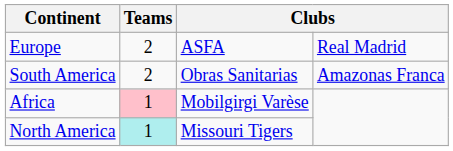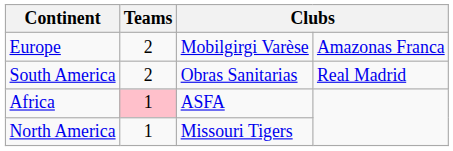(203, 46) ASFA -> (245, 46) Mobilgirgi Varèse
(362, 46) Real Madrid -> (381, 46) Amazonas Franca
(381, 74) Amazonas Franca -> (362, 74) Real Madrid
(245, 103) Mobilgirgi Varèse -> (203, 103) ASFA
(148, 131) paleturquoise background -> (148, 131) no background
